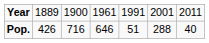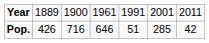(162, 30) 288 -> (162, 30) 285
(190, 30) 40 -> (190, 30) 42
